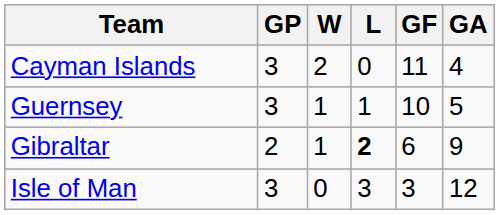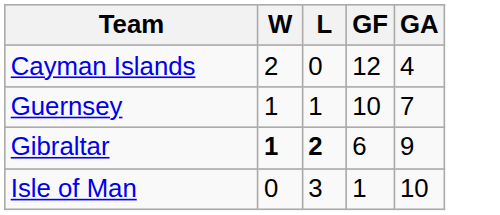- column: (283, 24)
(415, 65) 11 -> (367, 65) 12
(456, 106) 5 -> (407, 106) 7
(320, 147) normal -> (271, 147) bold
(409, 188) 3 -> (359, 188) 1
(463, 188) 12 -> (414, 188) 10
